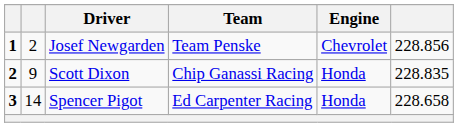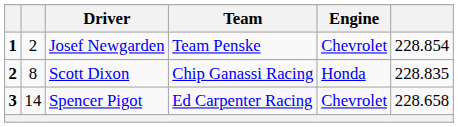(422, 46) 228.856 -> (422, 46) 228.854
(33, 73) 9 -> (33, 73) 8
(343, 101) Honda -> (354, 101) Chevrolet
